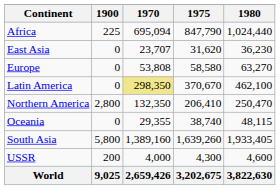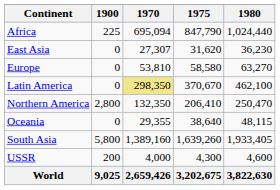(155, 49) 23,707 -> (155, 49) 27,307
(155, 67) 53,808 -> (155, 67) 53,810
(206, 121) 38,740 -> (206, 121) 38,640
